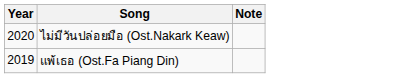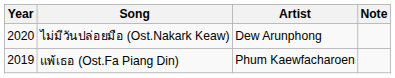+ column: (295, 14)
